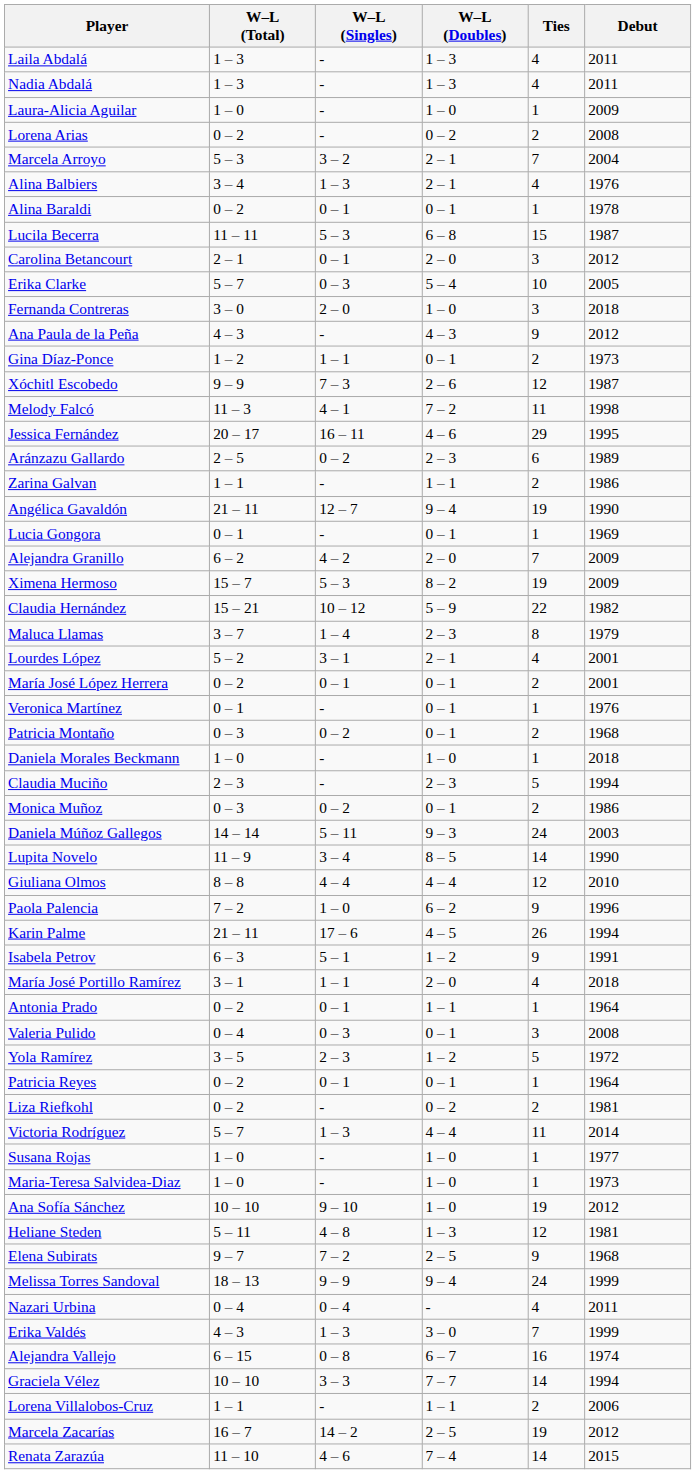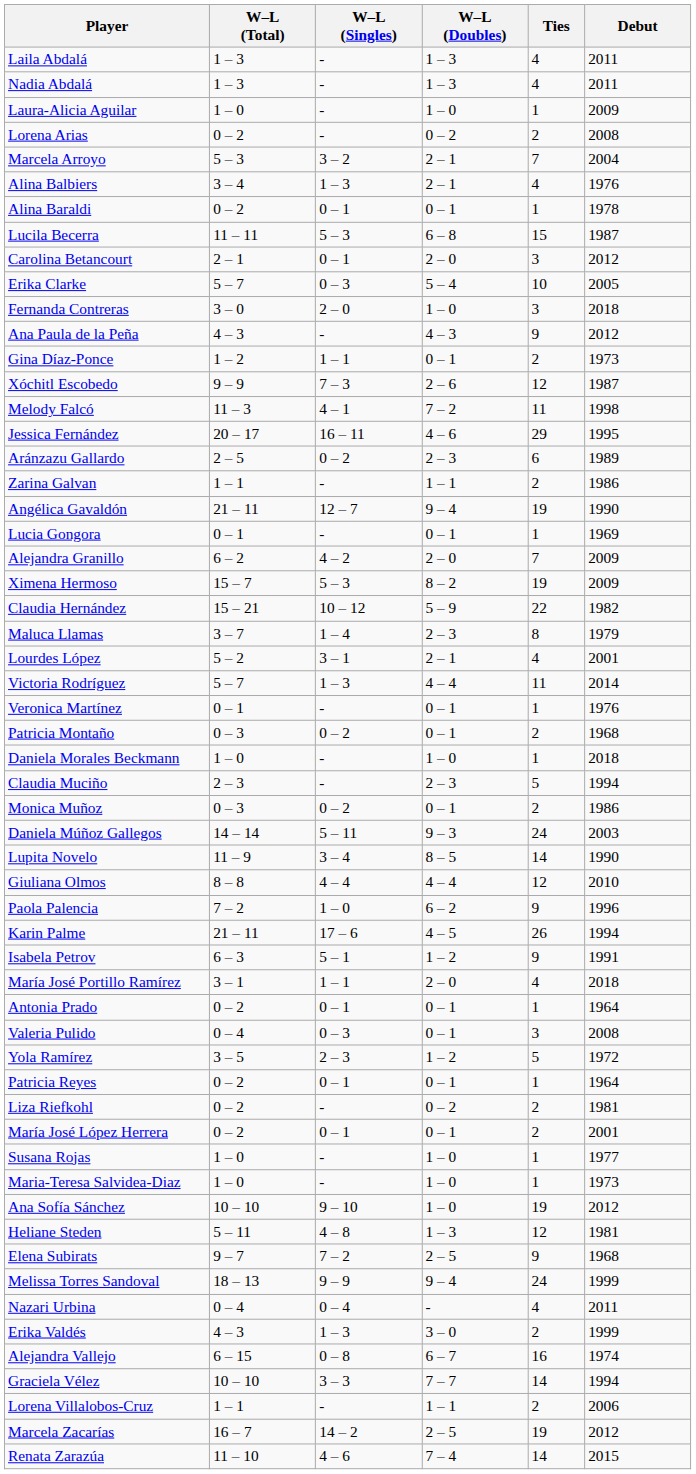rows swapped: (88, 682) <-> (67, 1131)
(441, 1006) 1 – 1 -> (441, 1006) 0 – 1
(535, 1330) 7 -> (535, 1330) 2
